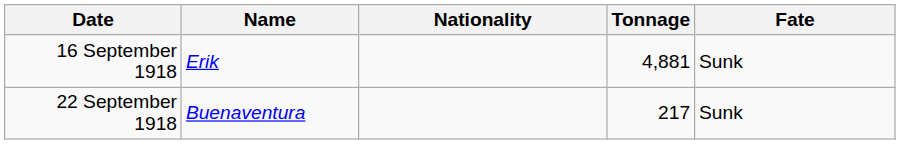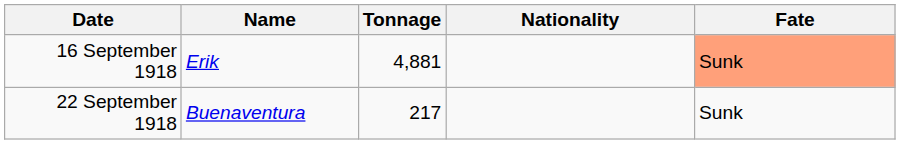columns swapped: (483, 19) <-> (651, 19)
(721, 60) no background -> (721, 60) lightsalmon background
